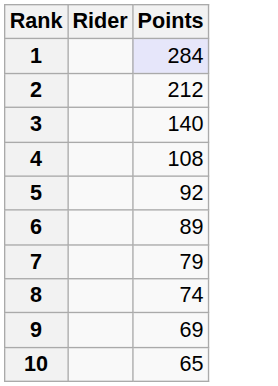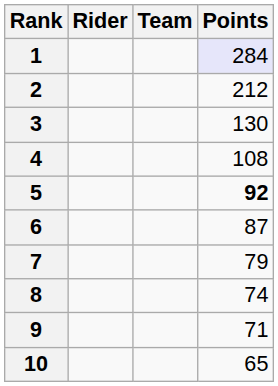+ column: (165, 21)
(186, 124) 140 -> (250, 124) 130
(192, 192) normal -> (256, 192) bold
(192, 227) 89 -> (256, 227) 87
(192, 329) 69 -> (256, 329) 71
